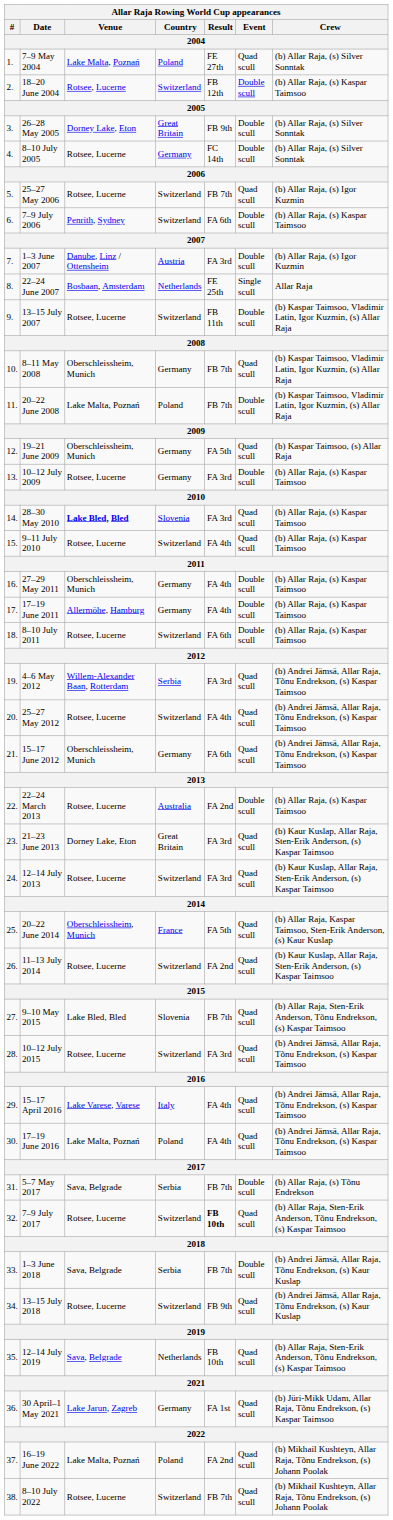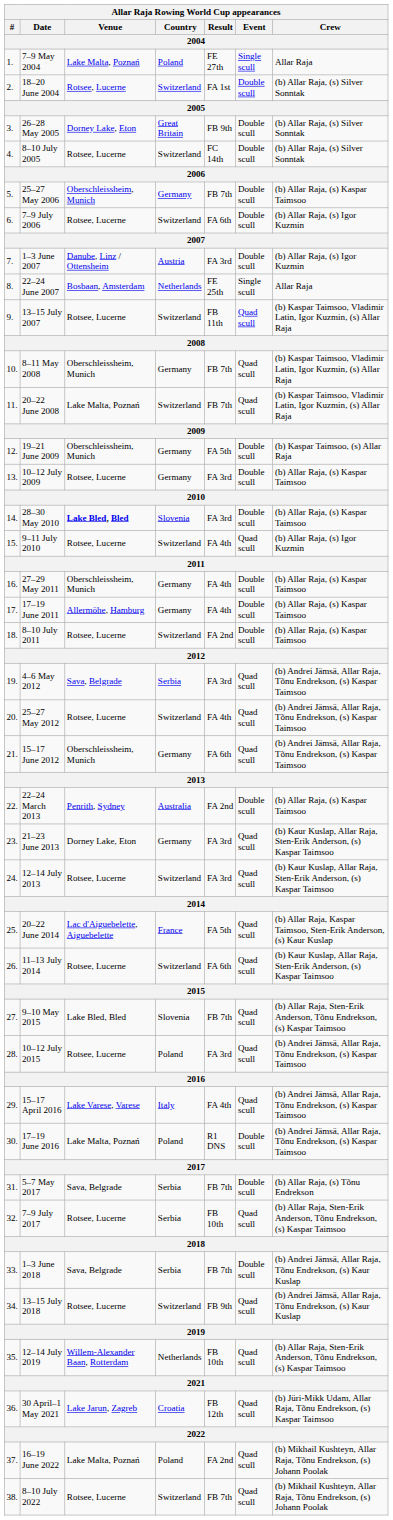(248, 62) Quad scull -> (250, 62) Single scull
(319, 62) (b) Allar Raja, (s) Silver Sonntak -> (294, 62) Allar Raja
(215, 88) FB 12th -> (219, 88) FA 1st
(321, 88) (b) Allar Raja, (s) Kaspar Taimsoo -> (319, 88) (b) Allar Raja, (s) Silver Sonntak
(175, 154) Germany -> (180, 154) Switzerland
(96, 195) Rotsee, Lucerne -> (100, 195) Oberschleissheim, Munich
(180, 195) Switzerland -> (175, 195) Germany
(248, 195) Quad scull -> (251, 195) Double scull
(316, 195) (b) Allar Raja, (s) Igor Kuzmin -> (321, 195) (b) Allar Raja, (s) Kaspar Taimsoo
(96, 220) Penrith, Sydney -> (96, 220) Rotsee, Lucerne
(321, 220) (b) Allar Raja, (s) Kaspar Taimsoo -> (316, 220) (b) Allar Raja, (s) Igor Kuzmin
(251, 318) Double scull -> (248, 318) Quad scull
(170, 405) Poland -> (180, 405) Switzerland
(251, 405) Double scull -> (248, 405) Quad scull
(248, 451) Quad scull -> (251, 451) Double scull
(248, 518) Quad scull -> (251, 518) Double scull
(321, 543) (b) Allar Raja, (s) Kaspar Taimsoo -> (316, 543) (b) Allar Raja, (s) Igor Kuzmin
(219, 635) FA 6th -> (220, 635) FA 2nd
(101, 681) Willem-Alexander Baan, Rotterdam -> (94, 681) Sava, Belgrade
(96, 806) Rotsee, Lucerne -> (96, 806) Penrith, Sydney
(170, 842) Great Britain -> (175, 842) Germany
(100, 930) Oberschleissheim, Munich -> (102, 930) Lac d'Aiguebelette, Aiguebelette
(220, 966) FA 2nd -> (219, 966) FA 6th
(180, 1054) Switzerland -> (170, 1054) Poland
(219, 1141) FA 4th -> (216, 1141) R1 DNS
(248, 1141) Quad scull -> (251, 1141) Double scull
(180, 1218) Switzerland -> (169, 1218) Serbia
(216, 1218) bold -> (215, 1218) normal
(94, 1358) Sava, Belgrade -> (101, 1358) Willem-Alexander Baan, Rotterdam
(175, 1409) Germany -> (171, 1409) Croatia
(219, 1409) FA 1st -> (215, 1409) FB 12th
